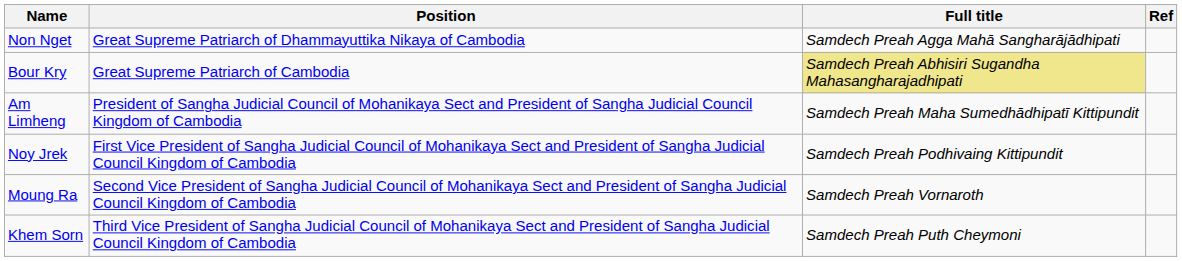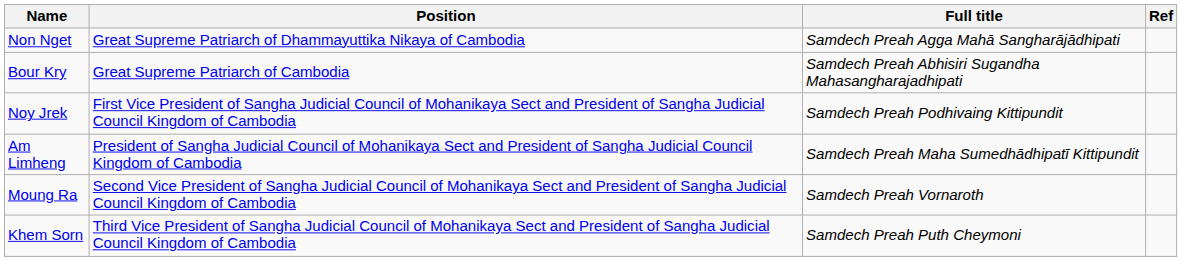(923, 72) khaki background -> (923, 72) no background
rows swapped: (37, 113) <-> (38, 154)
